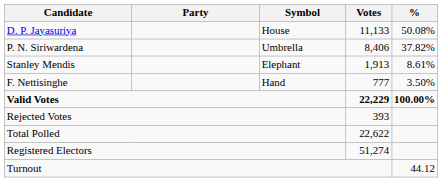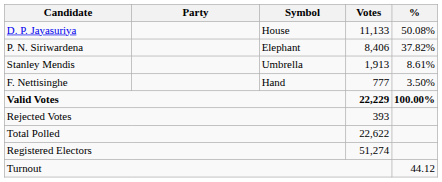(282, 47) Umbrella -> (281, 47) Elephant
(281, 64) Elephant -> (282, 64) Umbrella
